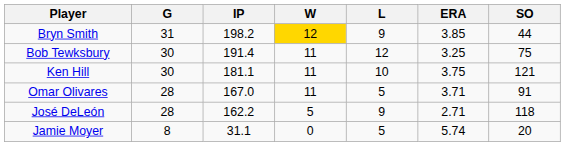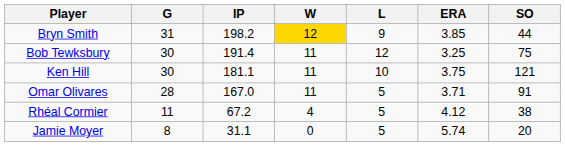- row: (68, 111)
+ row: (68, 111)
